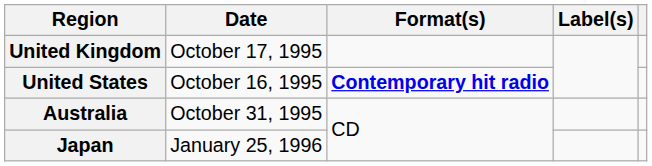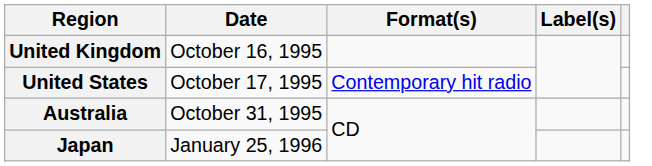(246, 51) October 17, 1995 -> (246, 51) October 16, 1995
(246, 82) October 16, 1995 -> (246, 82) October 17, 1995
(440, 82) bold -> (431, 82) normal
